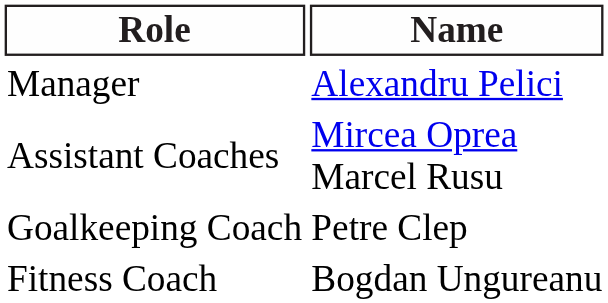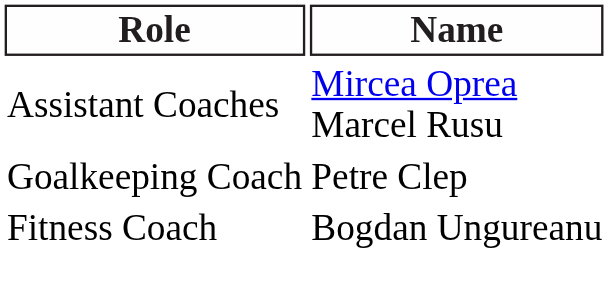- row: (73, 83)
